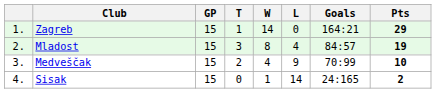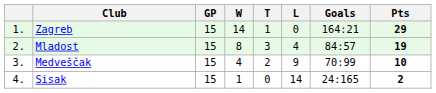columns swapped: (267, 13) <-> (239, 13)
